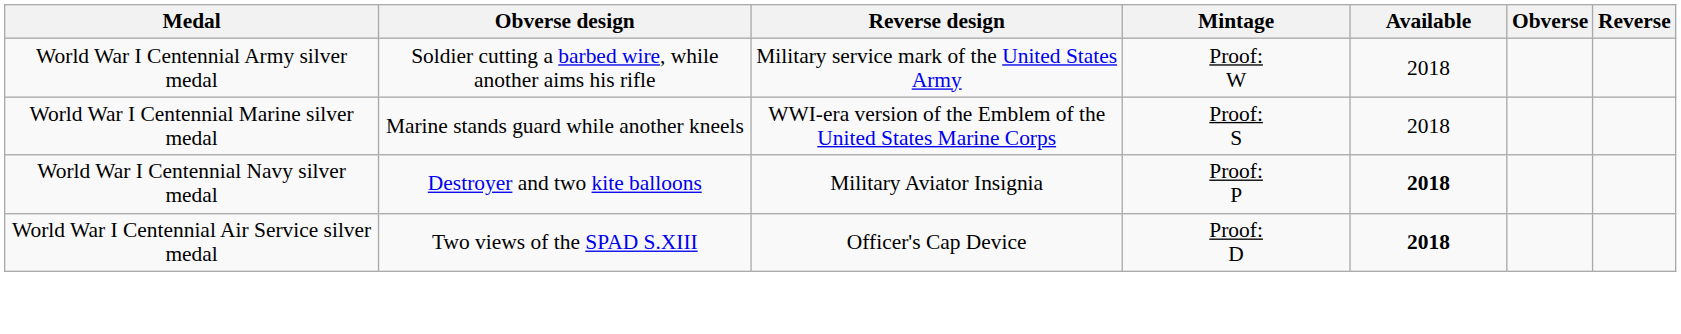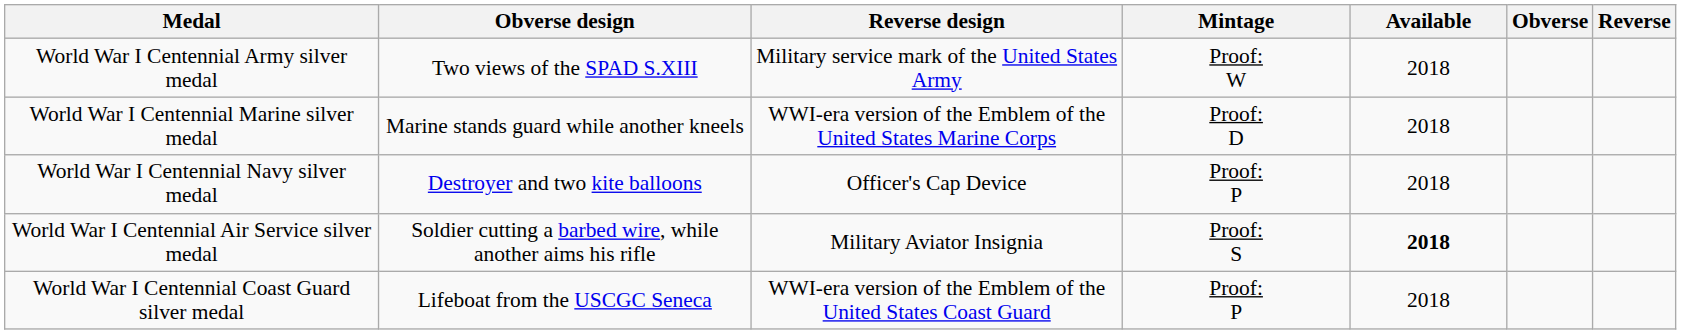(565, 67) Soldier cutting a barbed wire, while another aims his rifle -> (565, 67) Two views of the SPAD S.XIII
(1236, 125) Proof: S -> (1236, 125) Proof: D
(937, 183) Military Aviator Insignia -> (937, 183) Officer's Cap Device
(1429, 183) bold -> (1429, 183) normal
(565, 241) Two views of the SPAD S.XIII -> (565, 241) Soldier cutting a barbed wire, while another aims his rifle
(937, 241) Officer's Cap Device -> (937, 241) Military Aviator Insignia
(1236, 241) Proof: D -> (1236, 241) Proof: S
+ row: (192, 300)
